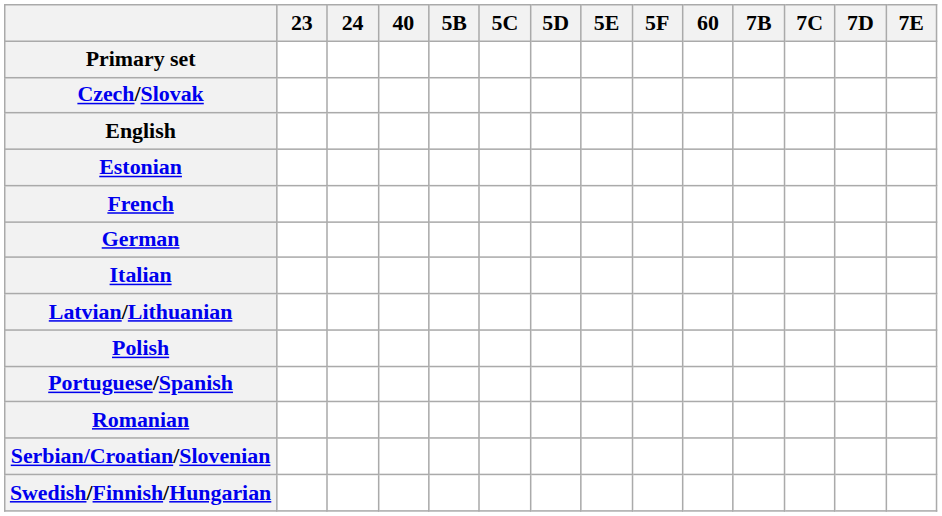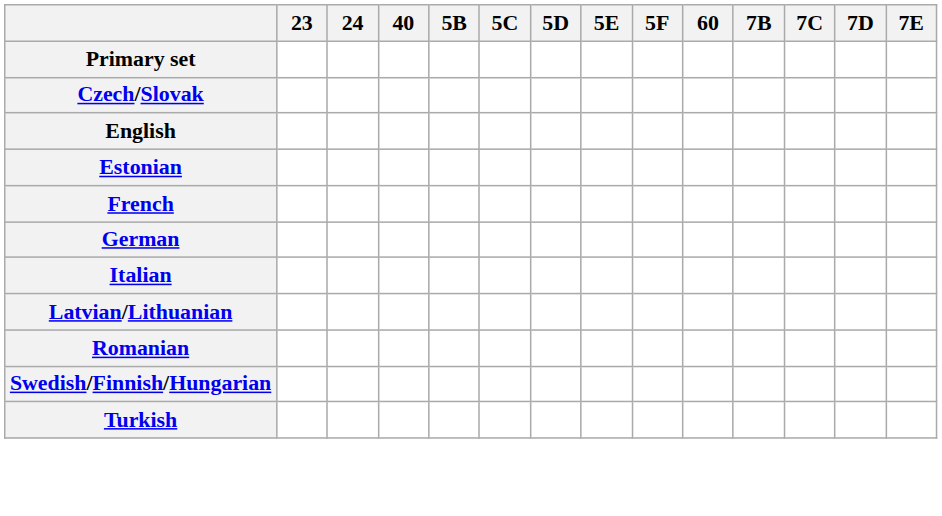- row: (141, 347)
- row: (141, 383)
- row: (141, 455)
+ row: (141, 419)
